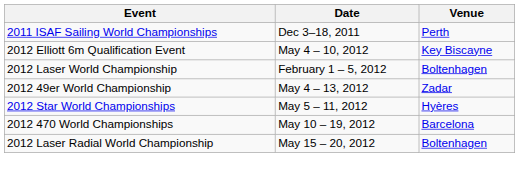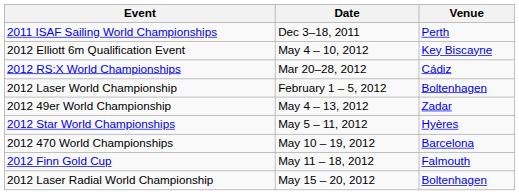+ row: (94, 69)
+ row: (59, 161)
